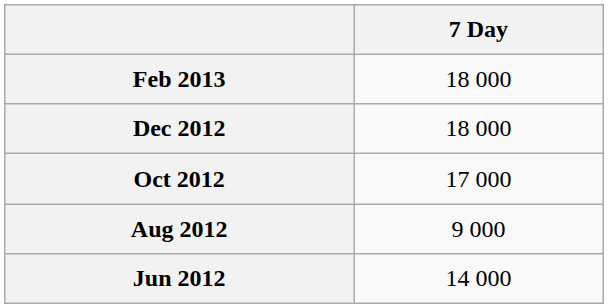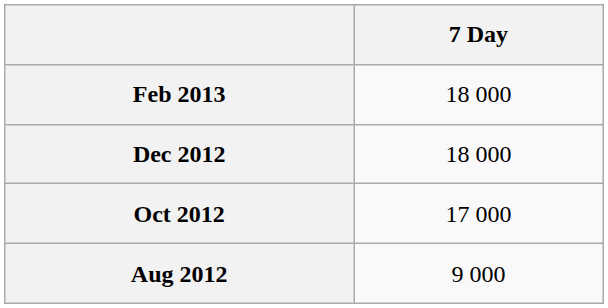- row: (179, 278)
